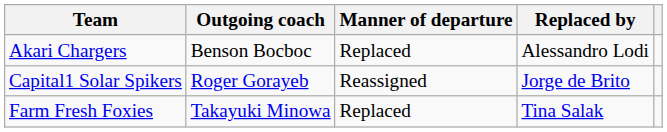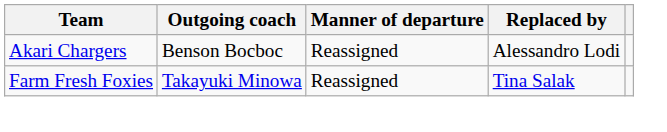(375, 50) Replaced -> (354, 50) Reassigned
- row: (95, 80)
(375, 111) Replaced -> (354, 80) Reassigned
